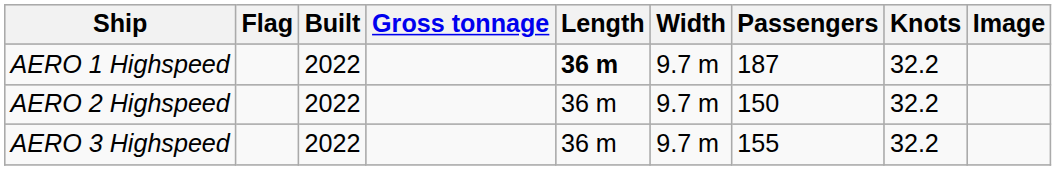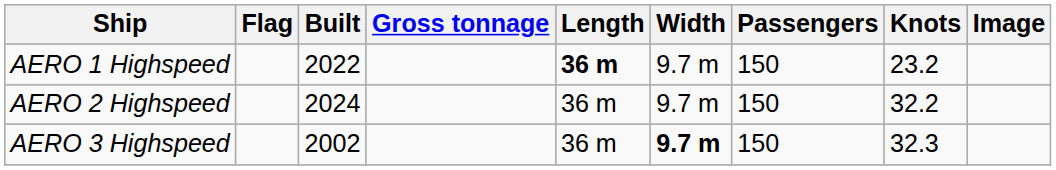(758, 64) 187 -> (758, 64) 150
(914, 64) 32.2 -> (914, 64) 23.2
(333, 104) 2022 -> (333, 104) 2024
(333, 143) 2022 -> (333, 143) 2002
(688, 143) normal -> (688, 143) bold
(758, 143) 155 -> (758, 143) 150
(914, 143) 32.2 -> (914, 143) 32.3
